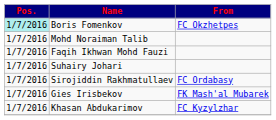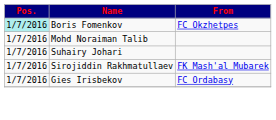- row: (110, 53)
(205, 80) FC Ordabasy -> (223, 66) FK Mash'al Mubarek
(223, 94) FK Mash'al Mubarek -> (205, 80) FC Ordabasy
- row: (97, 108)
